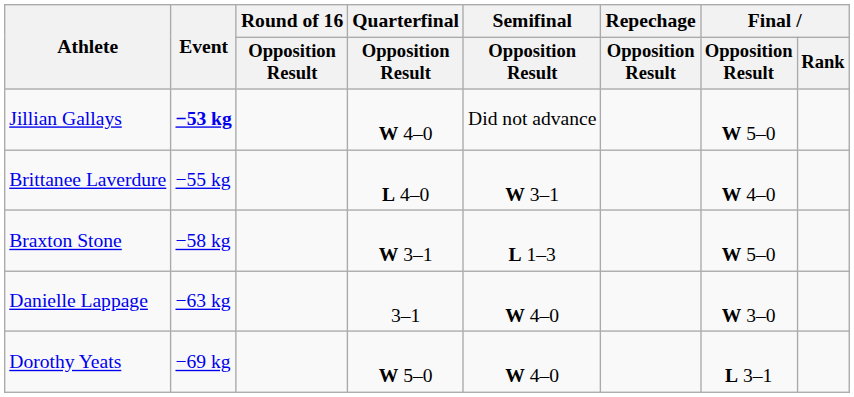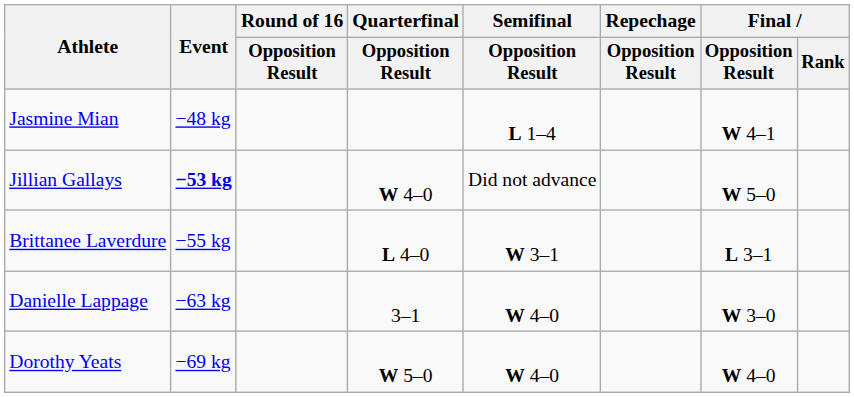+ row: (64, 119)
(749, 194) W 4–0 -> (749, 255) L 3–1
- row: (66, 240)
(749, 376) L 3–1 -> (749, 376) W 4–0
